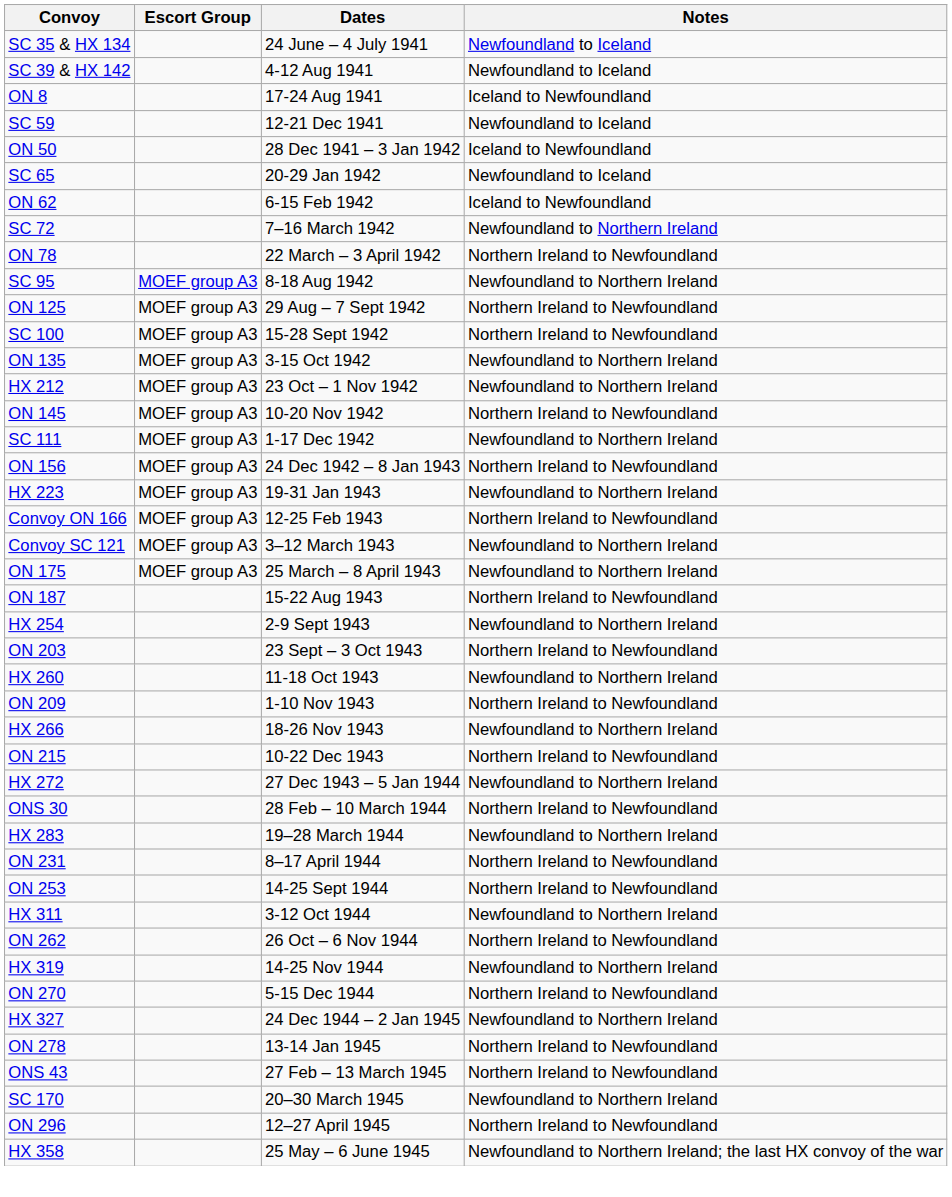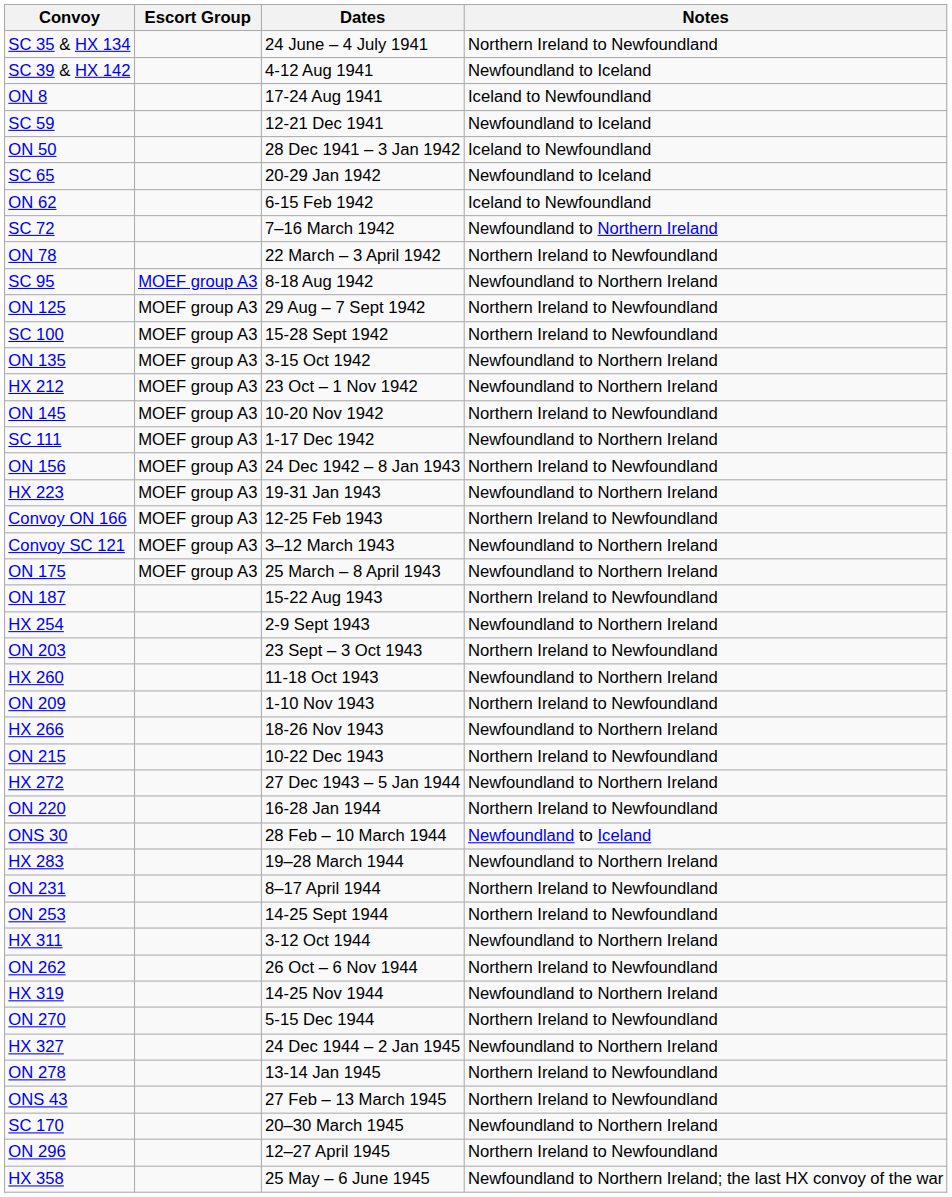(560, 44) Newfoundland to Iceland -> (593, 44) Northern Ireland to Newfoundland
+ row: (37, 809)
(593, 809) Northern Ireland to Newfoundland -> (560, 835) Newfoundland to Iceland
